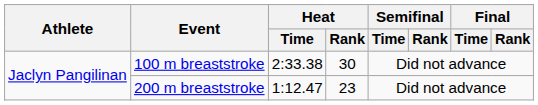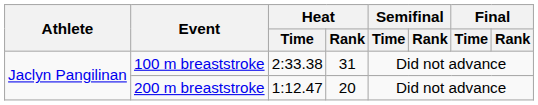(347, 64) 30 -> (347, 64) 31
(347, 88) 23 -> (347, 88) 20
